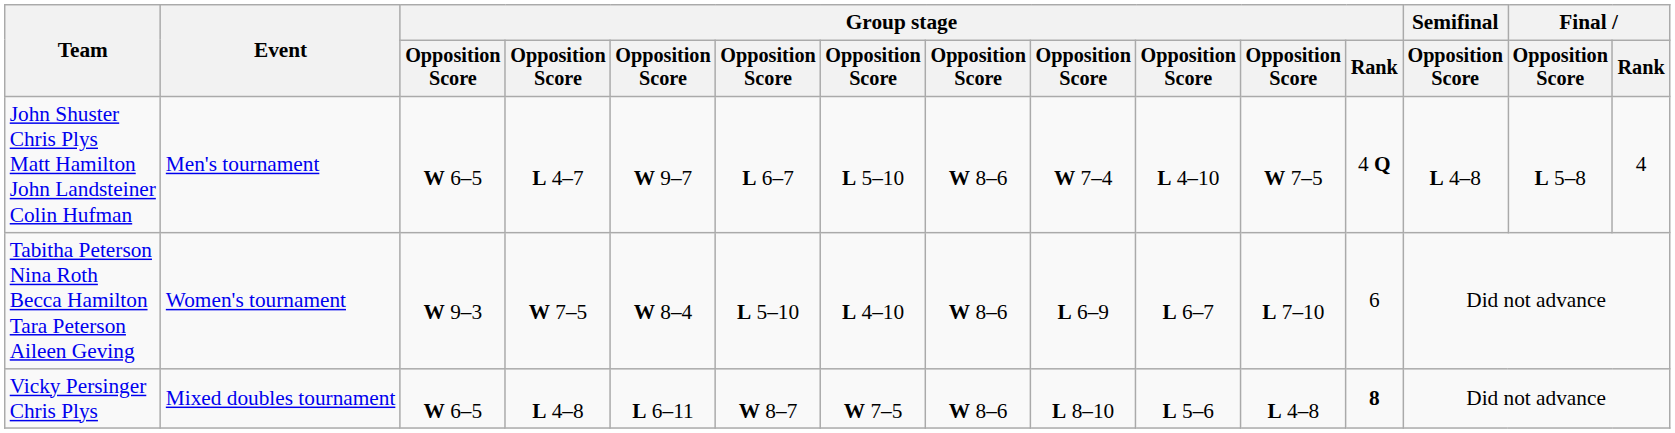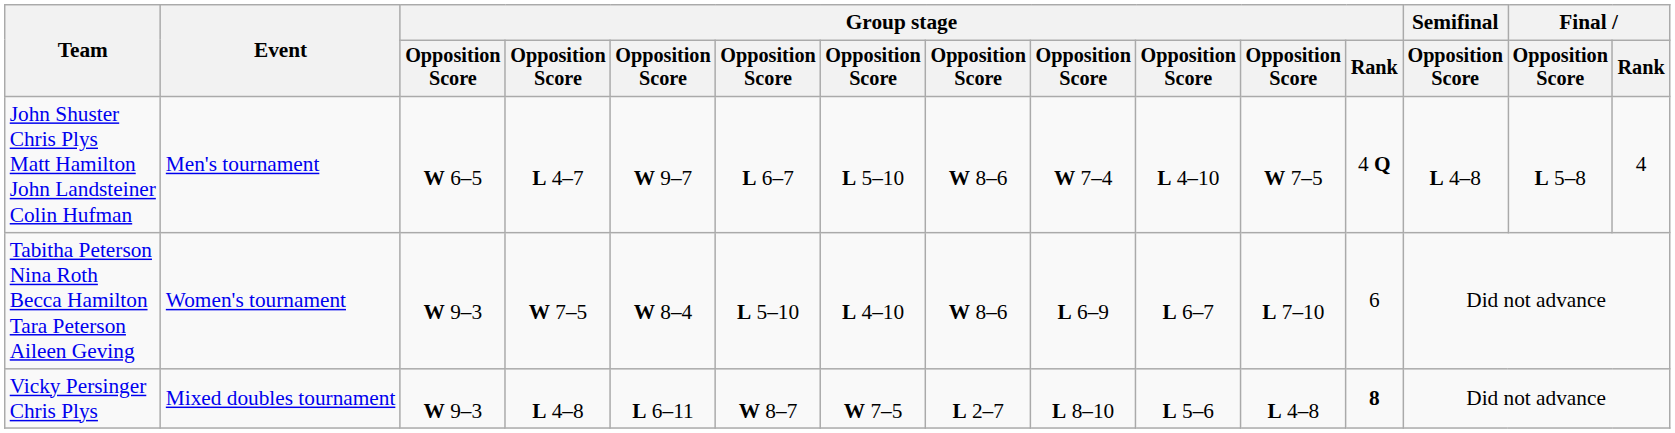(453, 411) W 6–5 -> (453, 411) W 9–3
(978, 411) W 8–6 -> (978, 411) L 2–7
